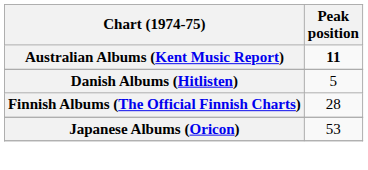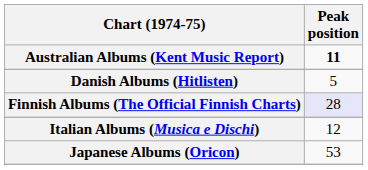(333, 104) no background -> (333, 104) lavender background
+ row: (154, 128)
